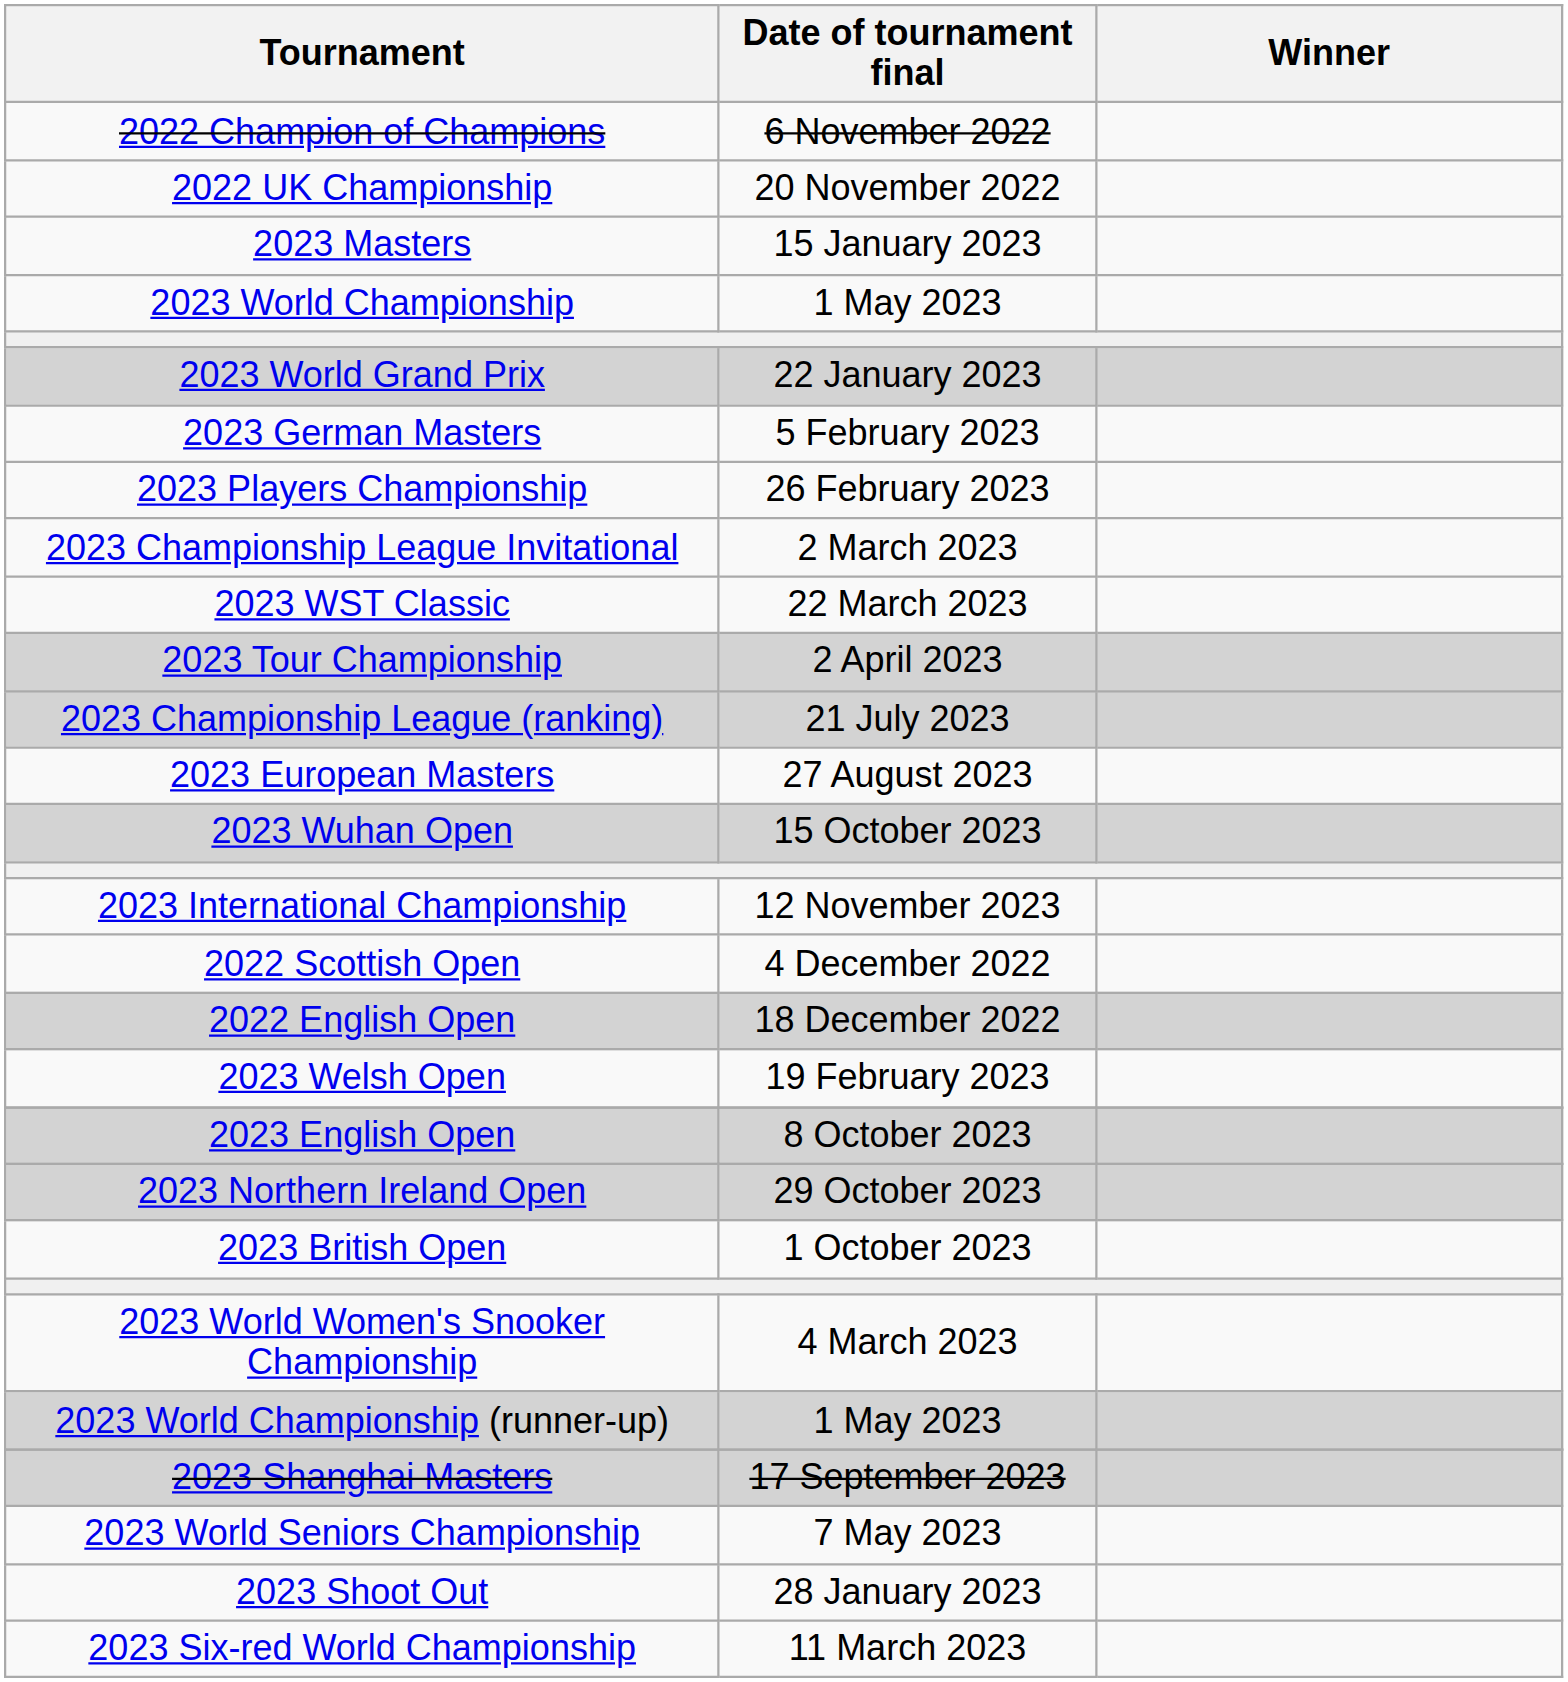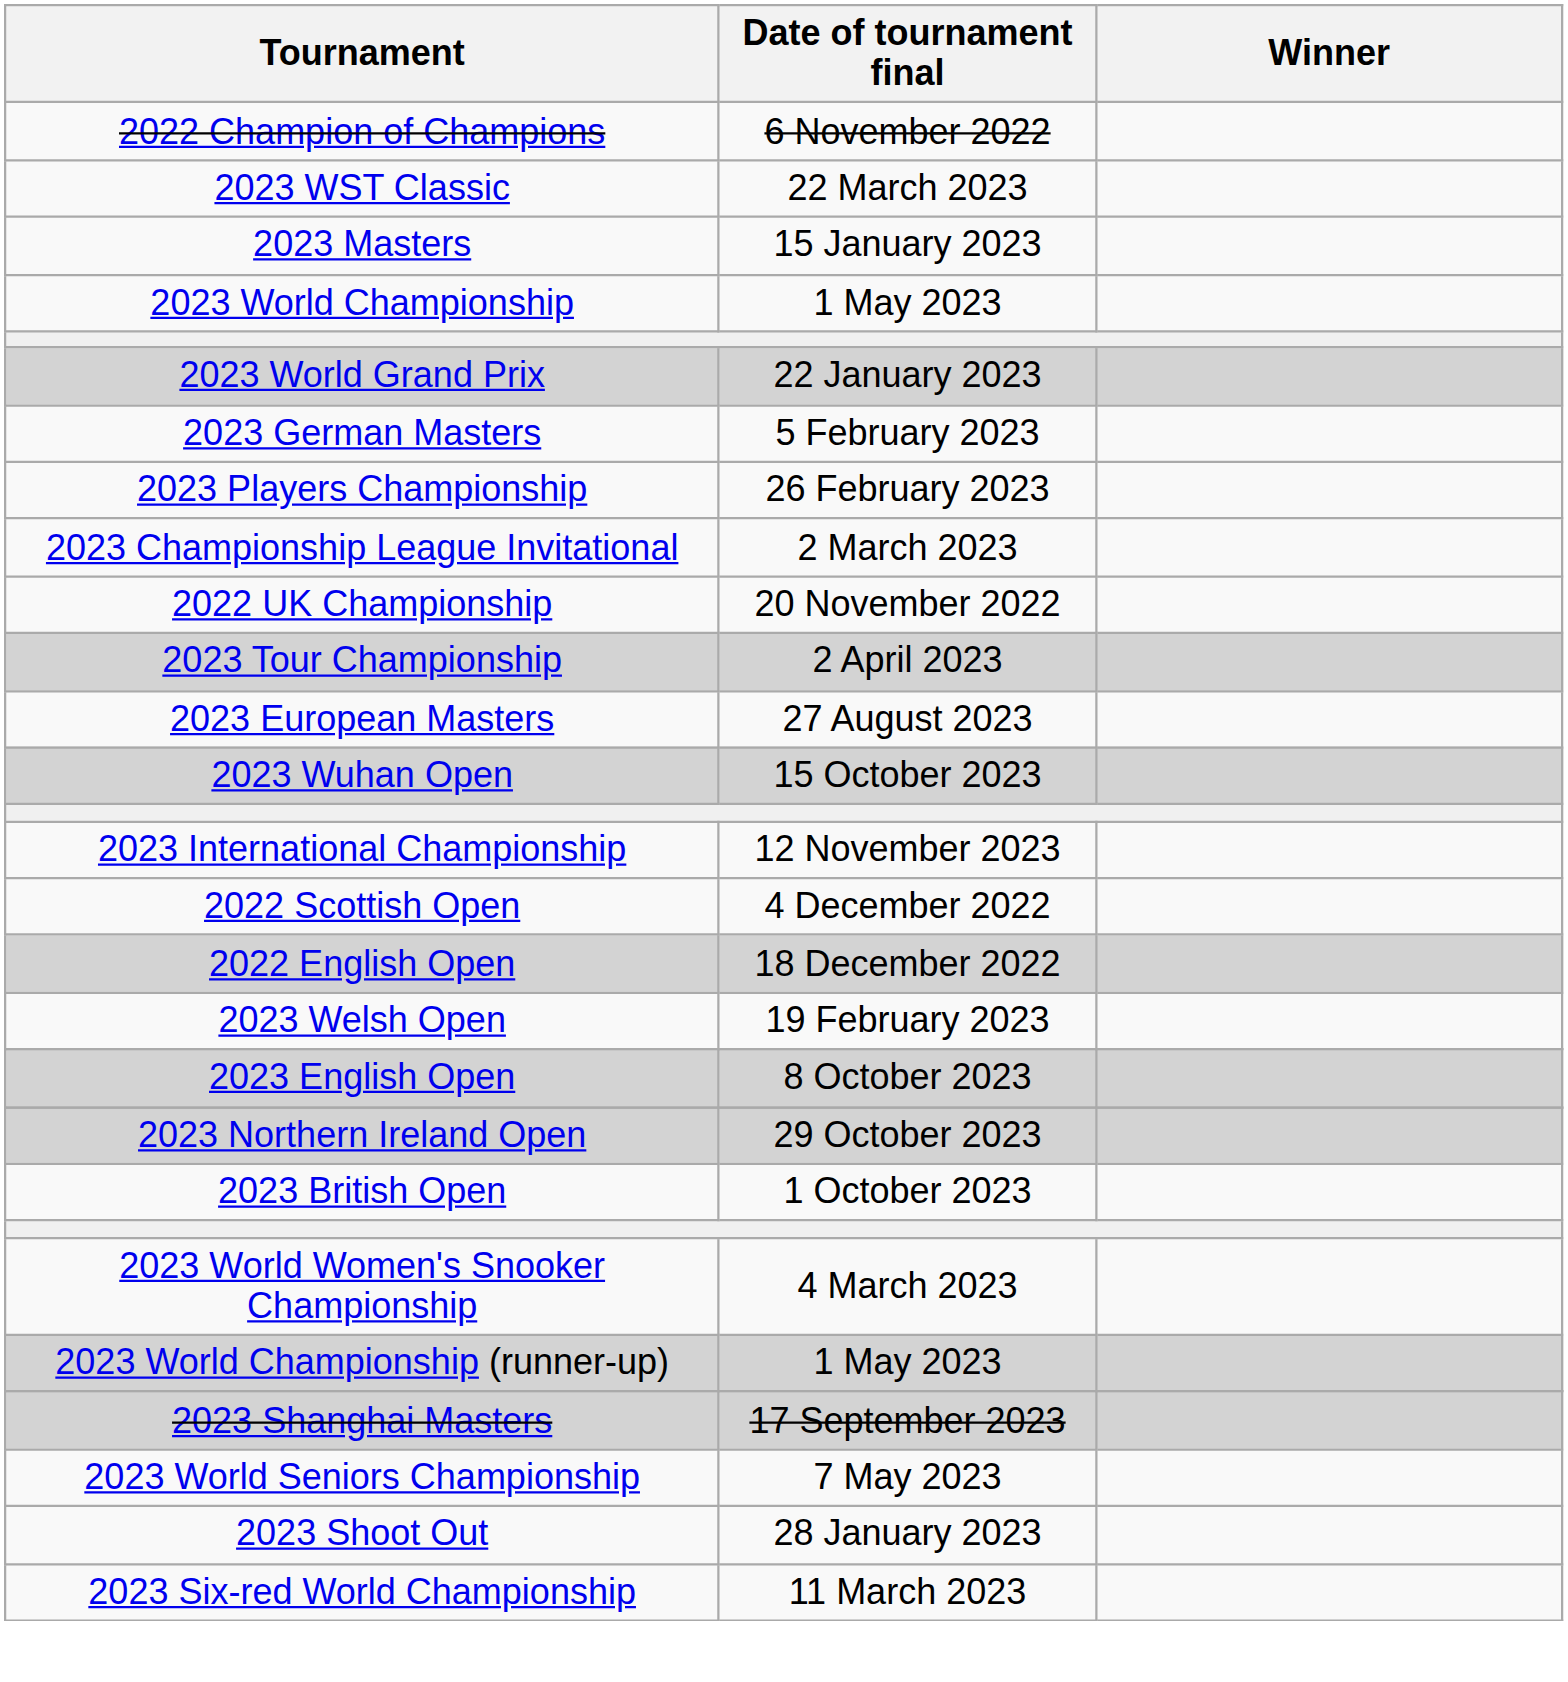rows swapped: (362, 187) <-> (362, 603)
- row: (362, 718)
